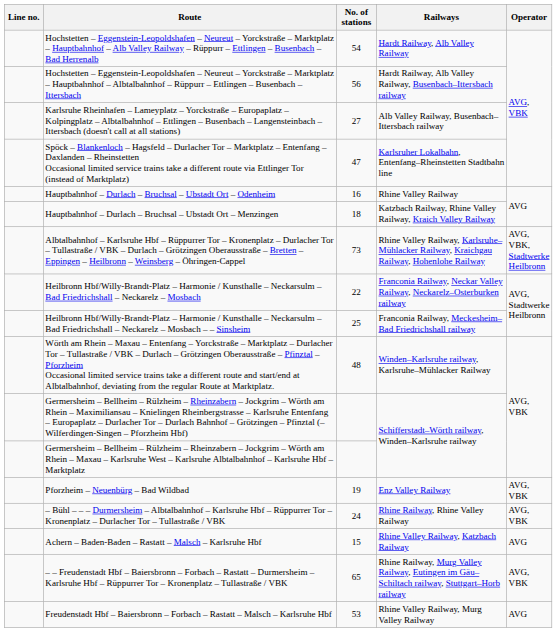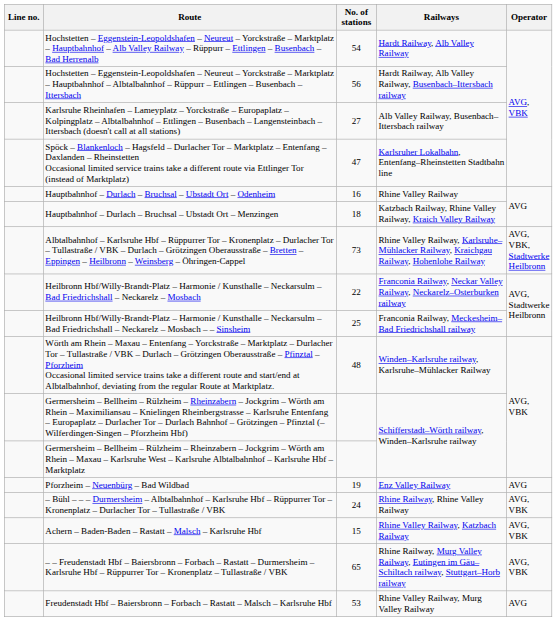(519, 490) AVG, VBK -> (518, 485) AVG
(518, 542) AVG -> (519, 531) AVG, VBK
